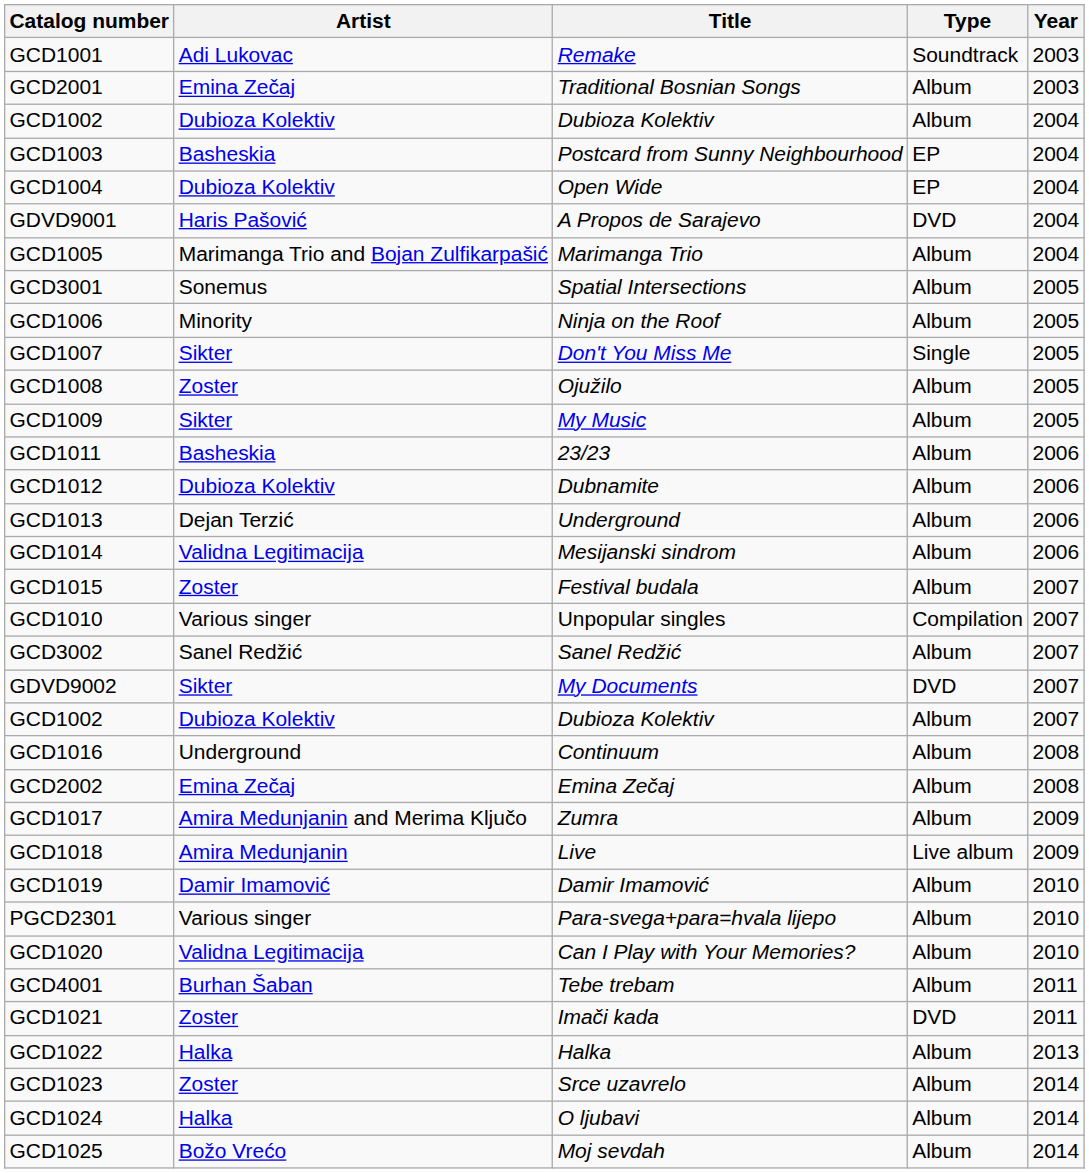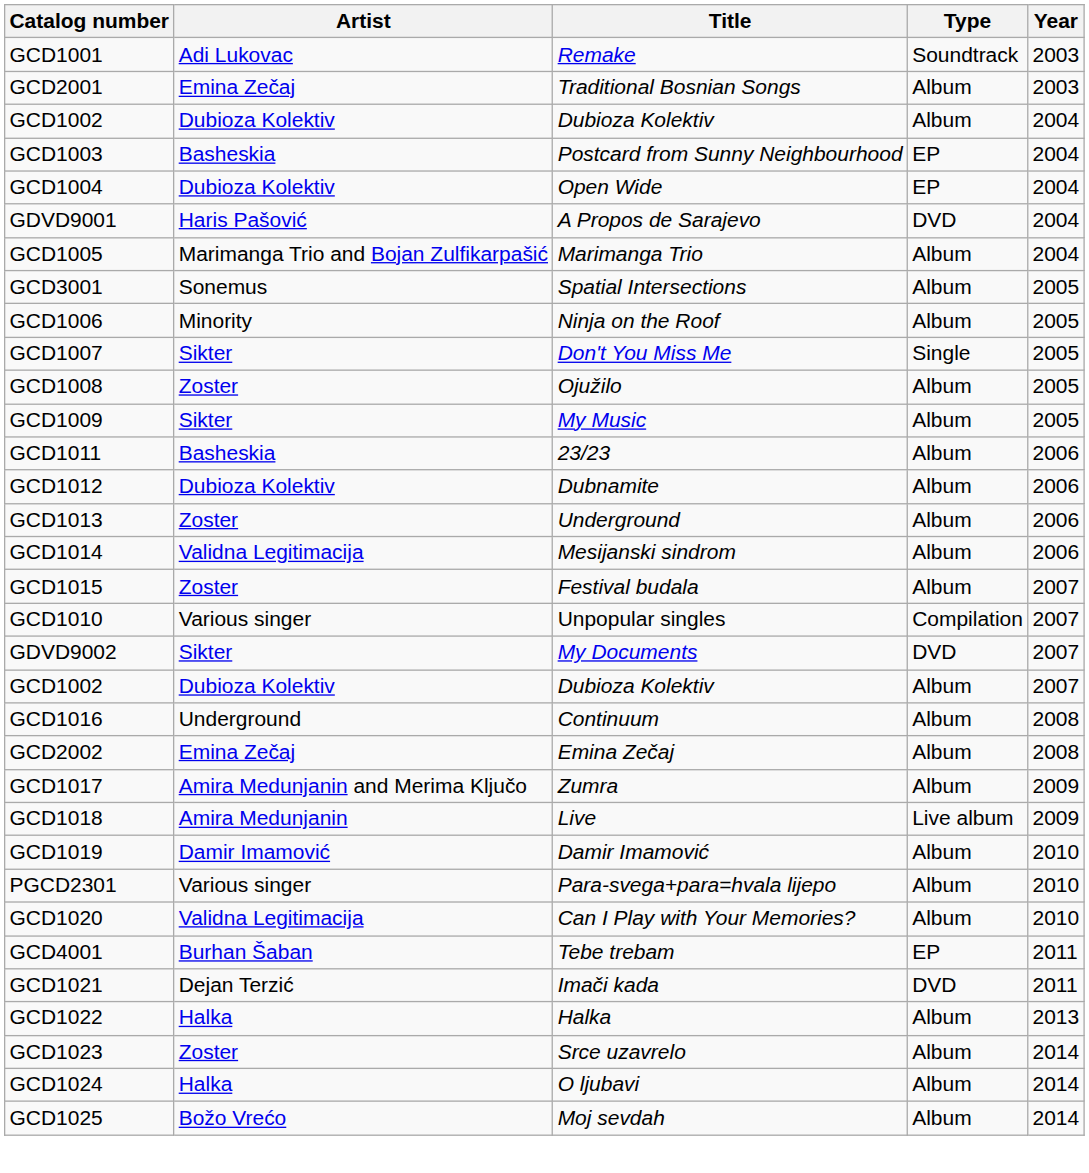(236, 519) Dejan Terzić -> (208, 519) Zoster
- row: (56, 652)
(942, 985) Album -> (926, 951) EP
(208, 1018) Zoster -> (236, 985) Dejan Terzić
